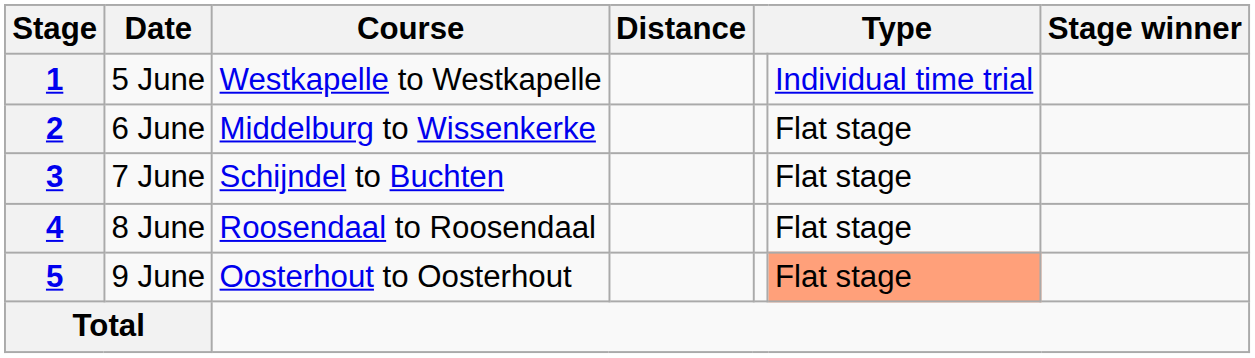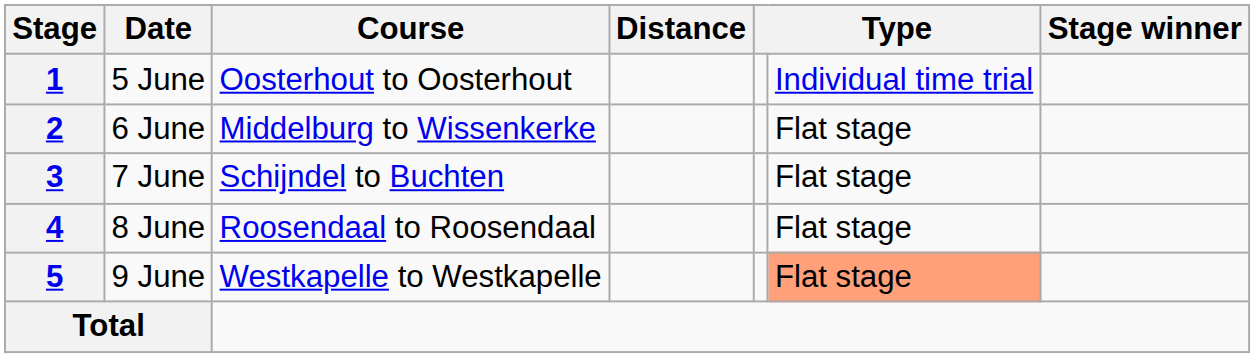(411, 78) Westkapelle to Westkapelle -> (396, 78) Oosterhout to Oosterhout
(396, 276) Oosterhout to Oosterhout -> (411, 276) Westkapelle to Westkapelle
